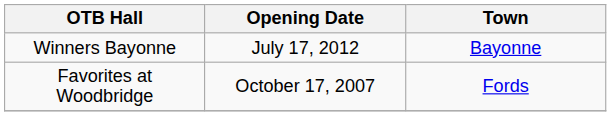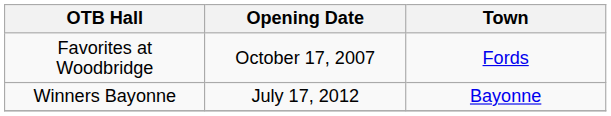rows swapped: (105, 86) <-> (105, 47)
